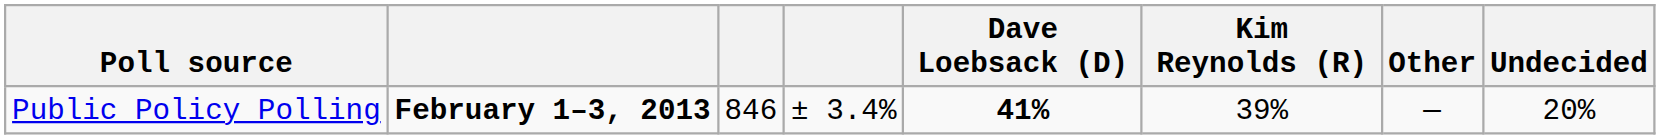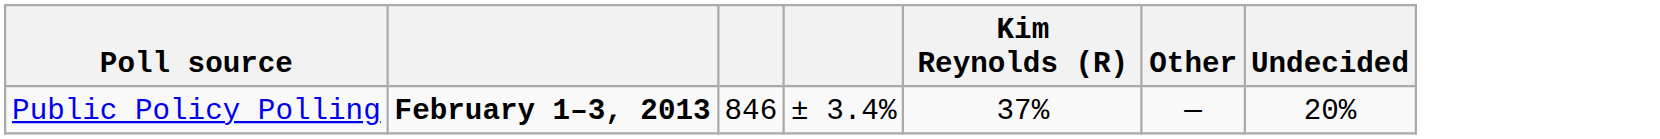- column: (1023, 46)
(1262, 110) 39% -> (1023, 110) 37%
